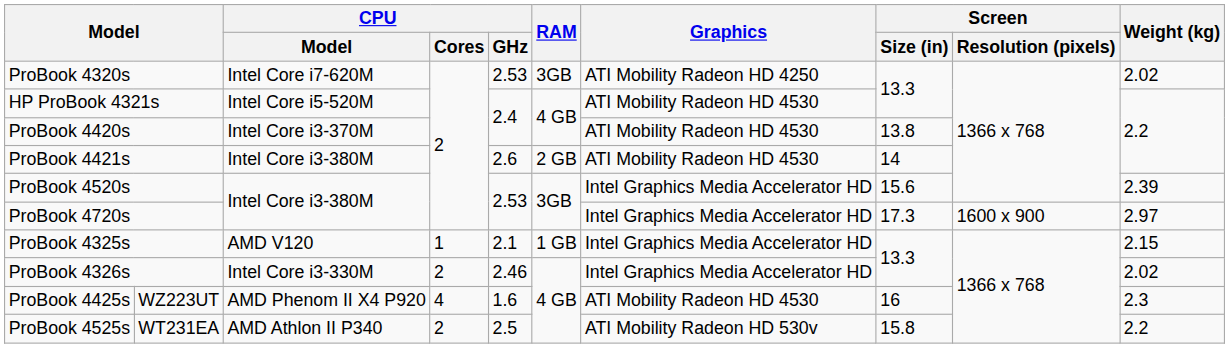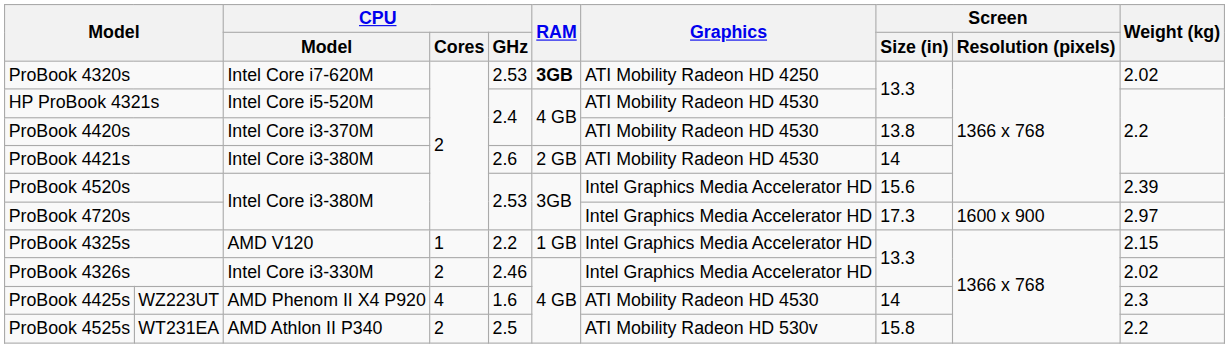(554, 74) normal -> (555, 74) bold
(505, 243) 2.1 -> (505, 243) 2.2
(890, 300) 16 -> (890, 300) 14
